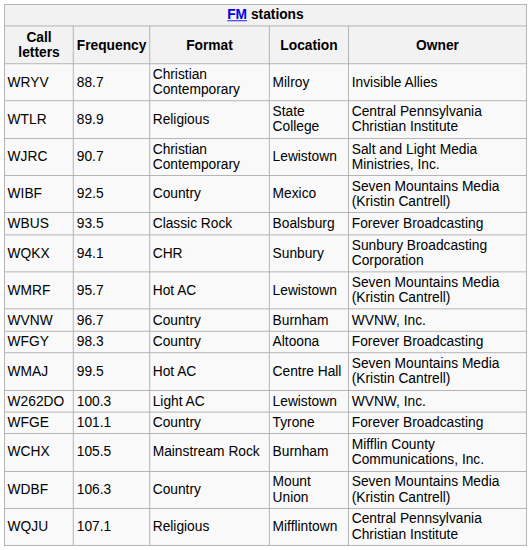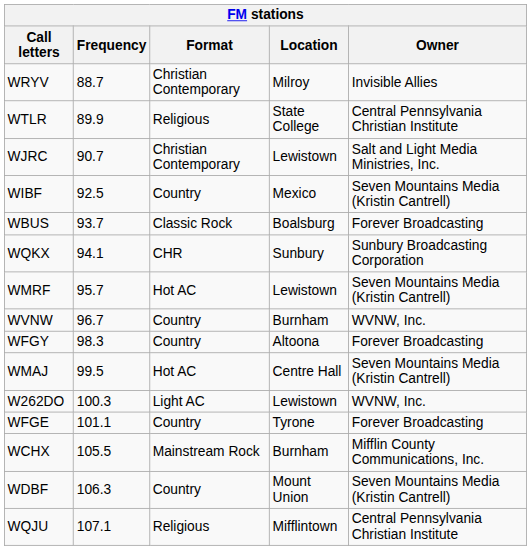(90, 223) 93.5 -> (90, 223) 93.7
